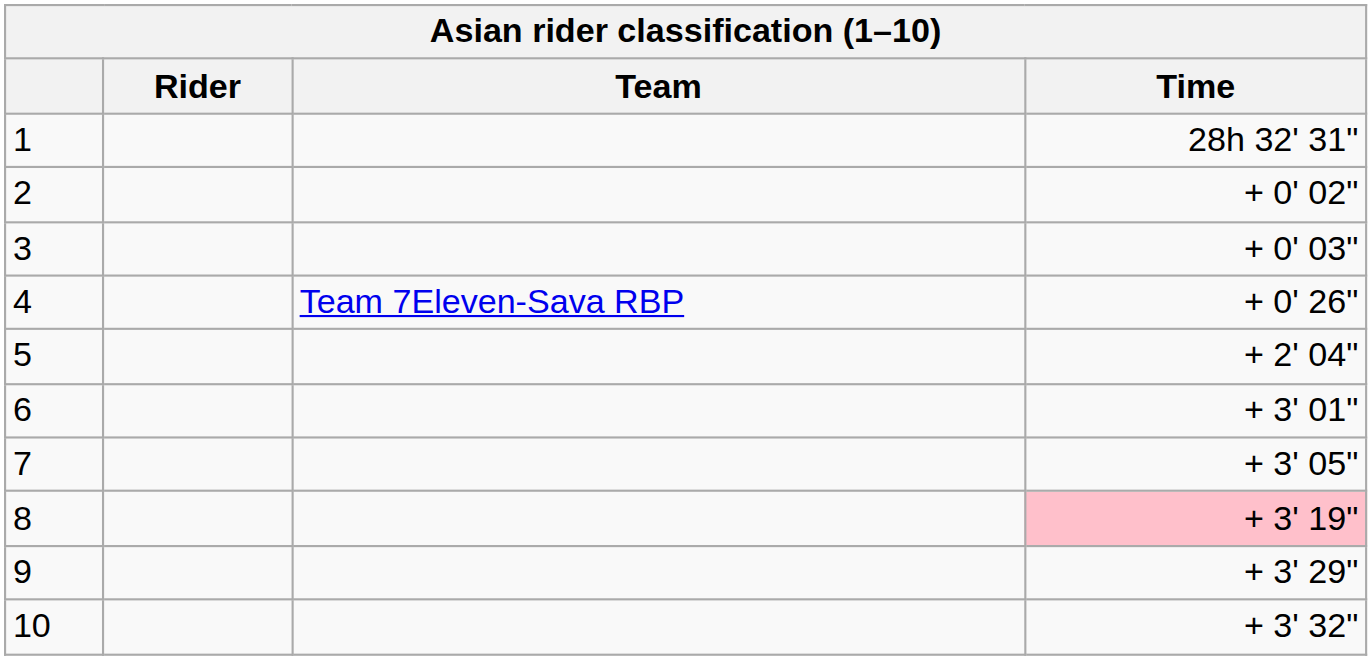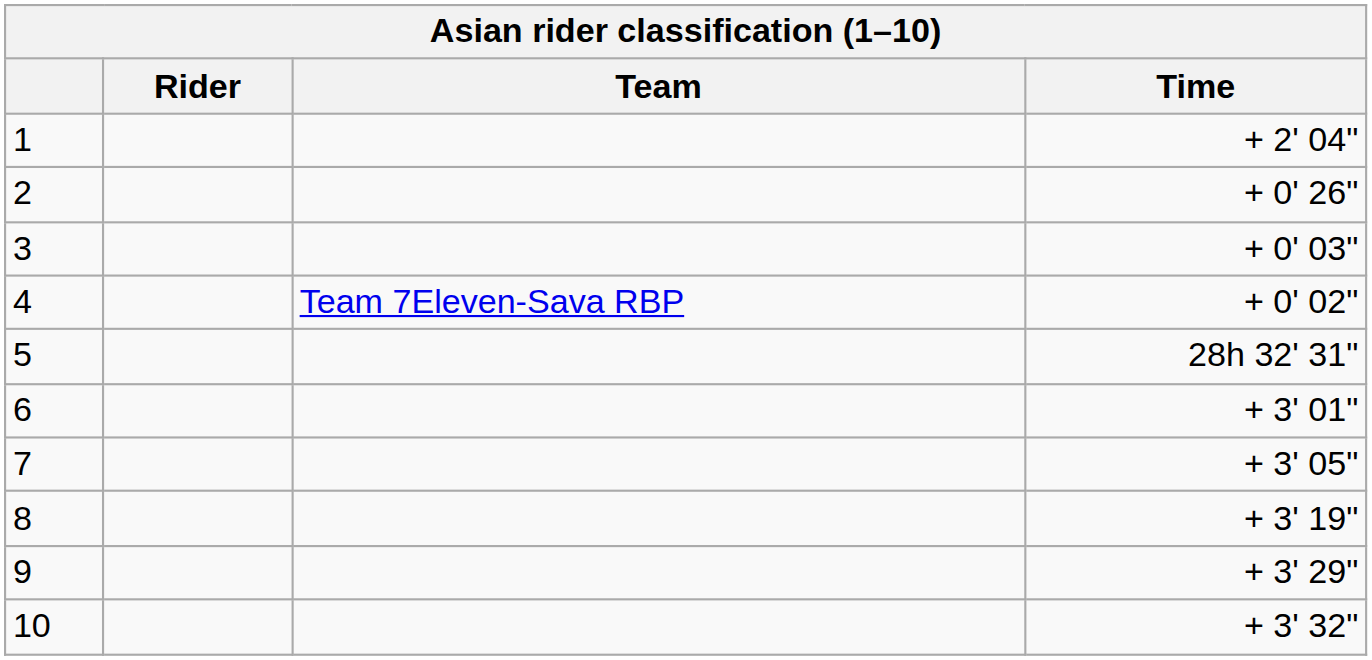(1273, 139) 28h 32' 31" -> (1301, 139) + 2' 04"
(1301, 193) + 0' 02" -> (1301, 193) + 0' 26"
(1301, 301) + 0' 26" -> (1301, 301) + 0' 02"
(1301, 355) + 2' 04" -> (1273, 355) 28h 32' 31"
(1301, 517) pink background -> (1301, 517) no background
